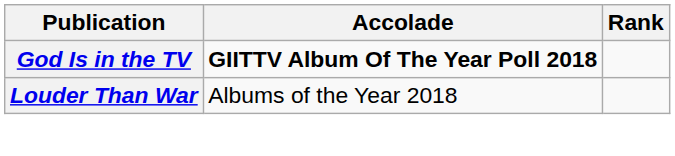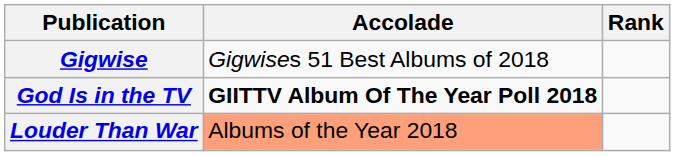+ row: (104, 58)
(333, 95) no background -> (333, 131) lightsalmon background
